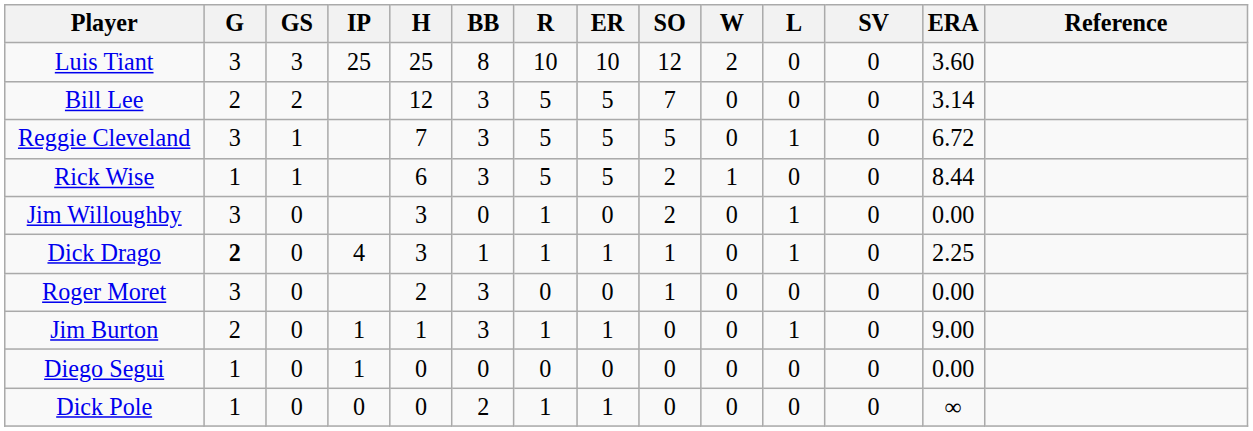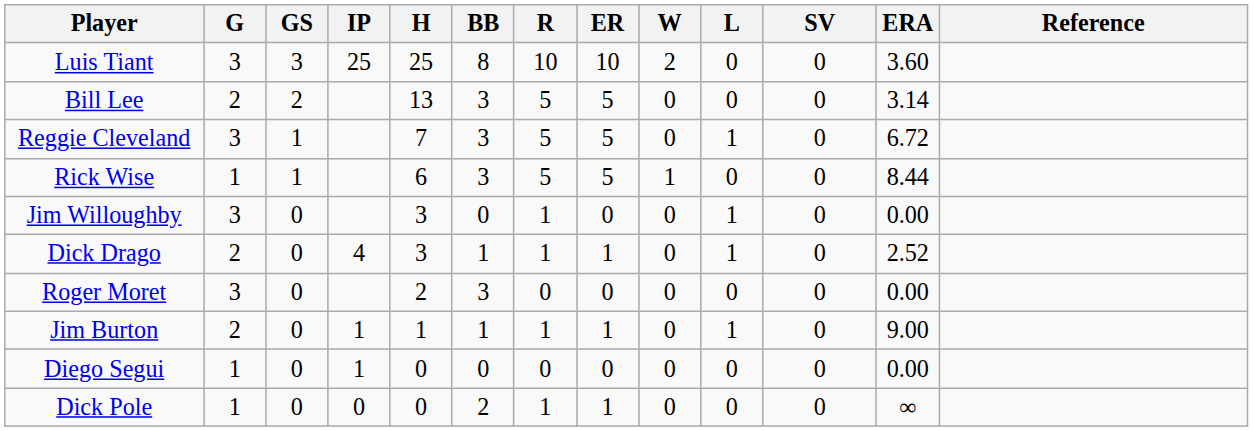- column: (670, 23)
(421, 100) 12 -> (421, 100) 13
(235, 253) bold -> (235, 253) normal
(953, 253) 2.25 -> (908, 253) 2.52
(483, 330) 3 -> (483, 330) 1
